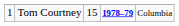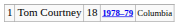(92, 13) 15 -> (92, 13) 18
